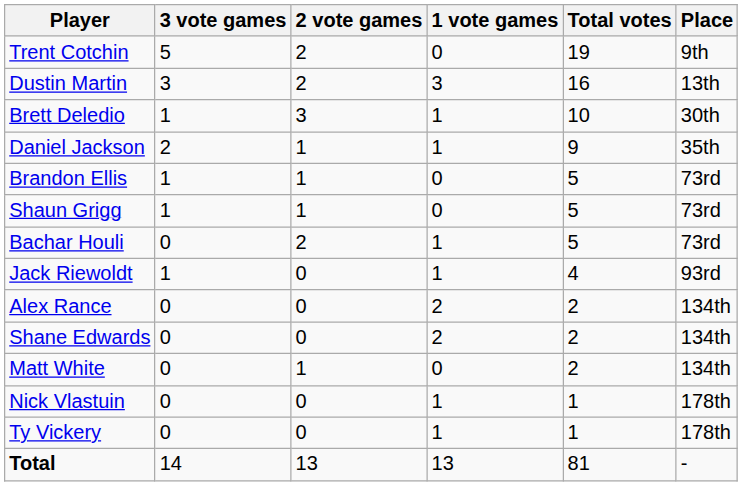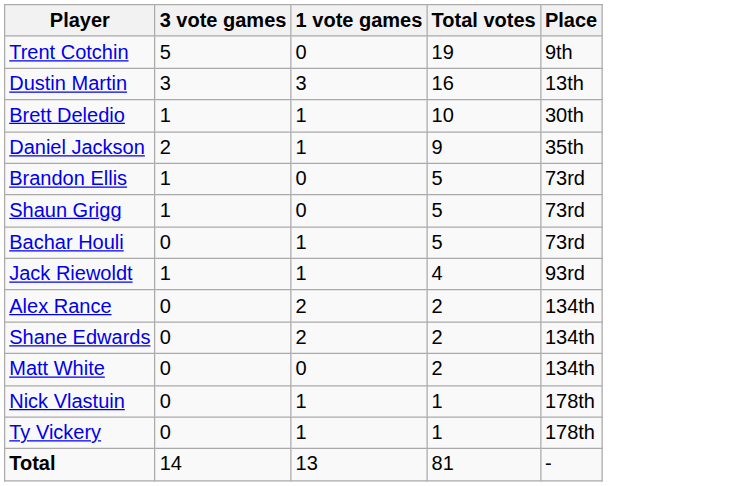- column: (359, 20)
